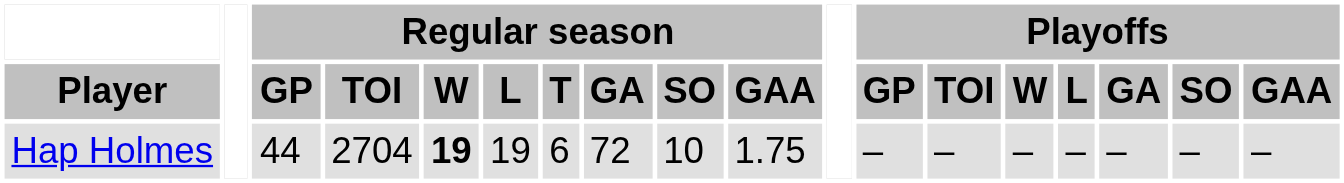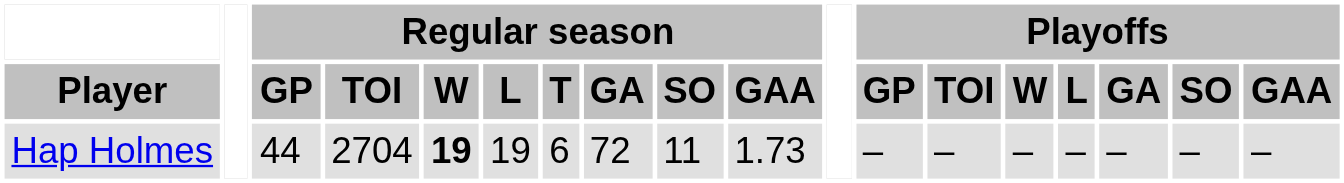(684, 150) 10 -> (682, 150) 11
(770, 150) 1.75 -> (770, 150) 1.73
